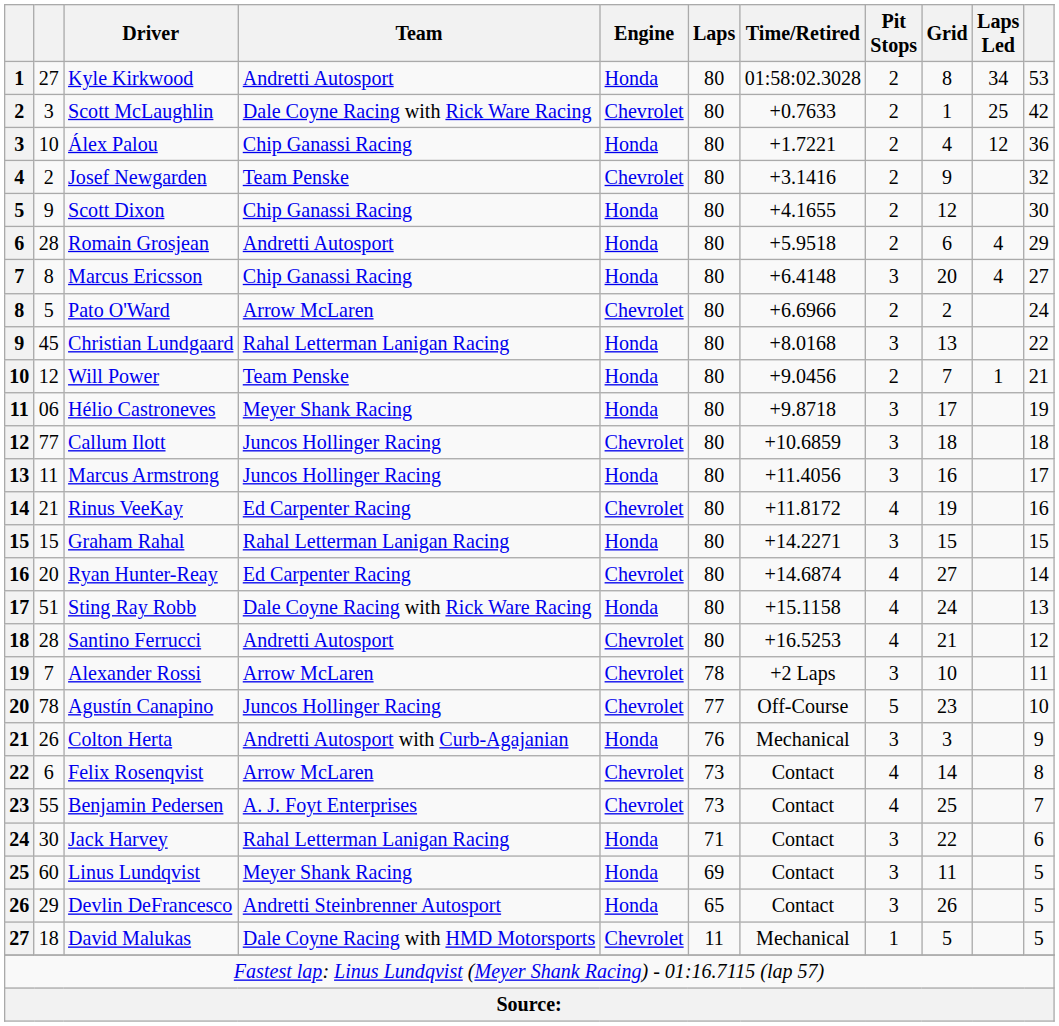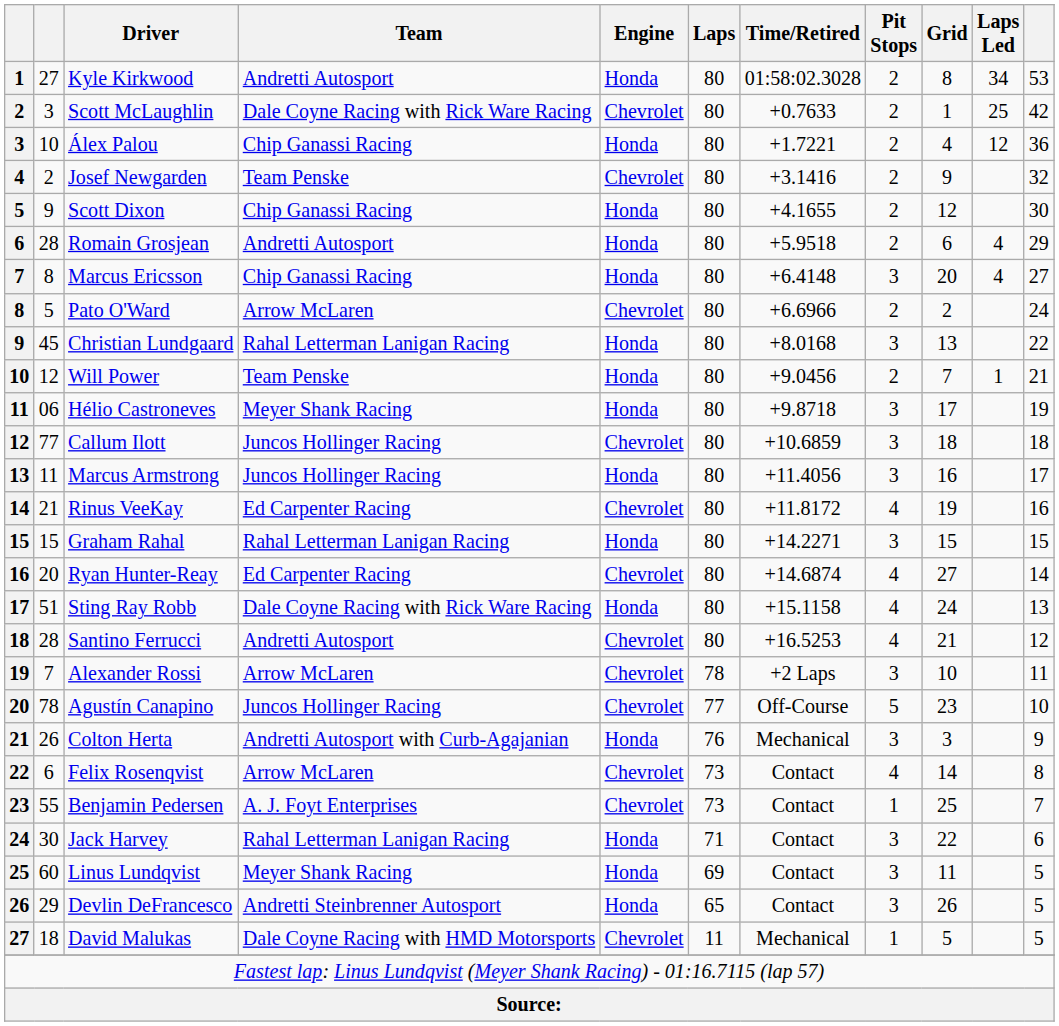(894, 805) 4 -> (894, 805) 1
